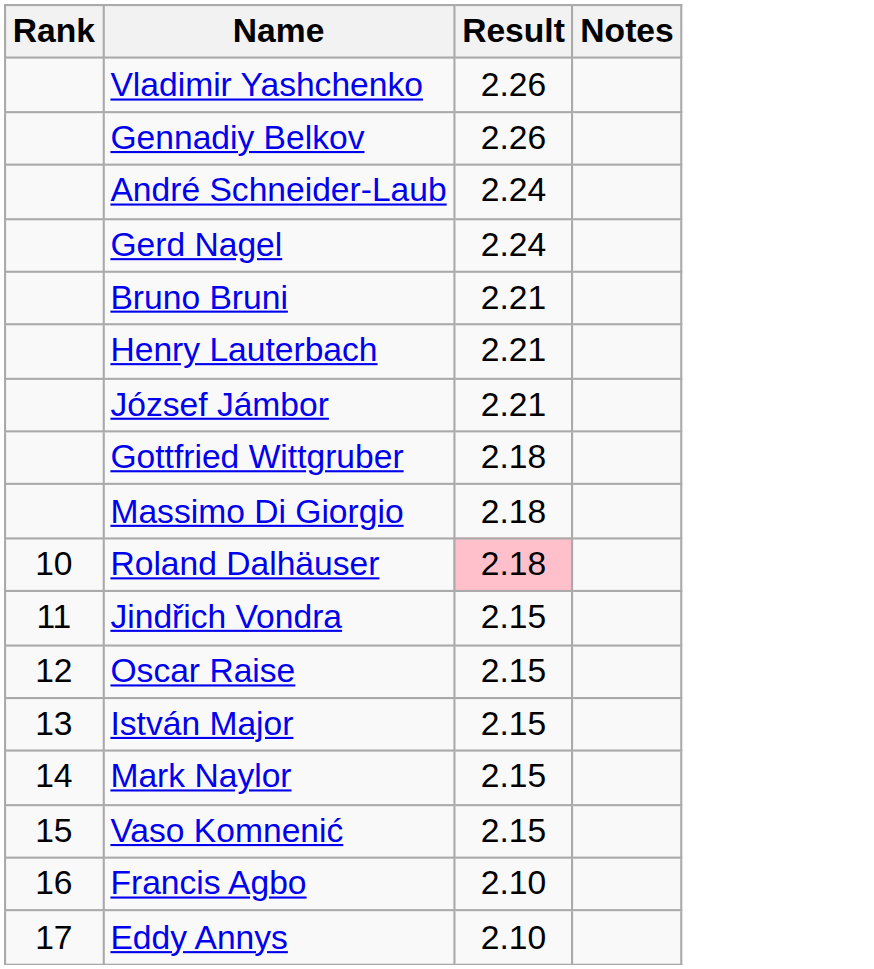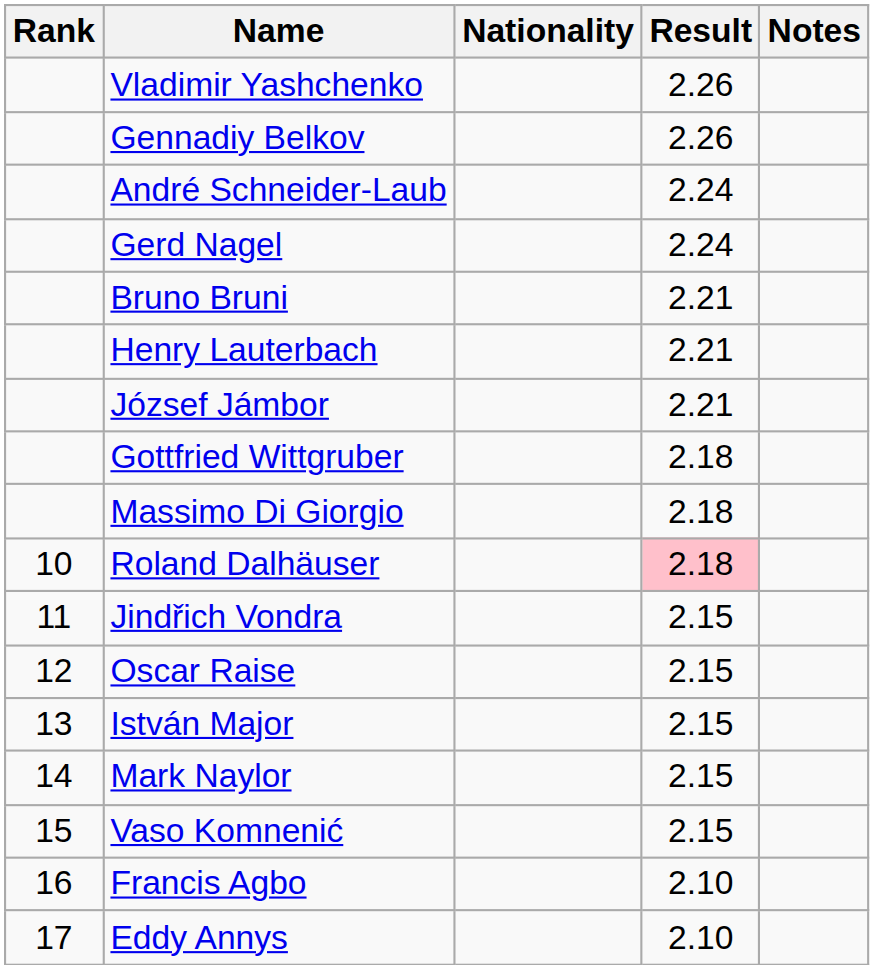+ column: (548, 31)
